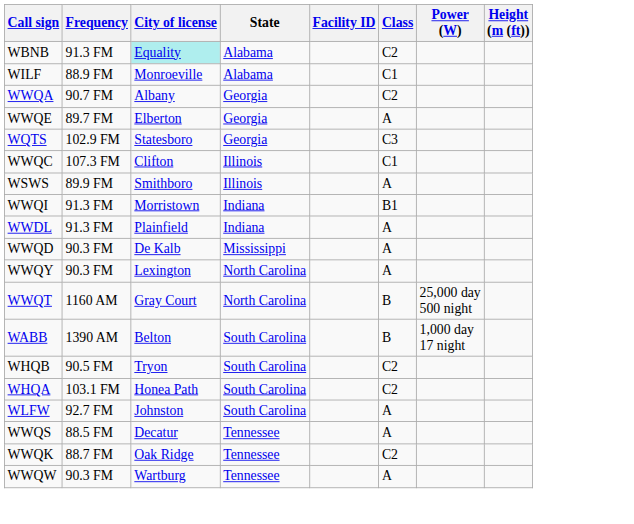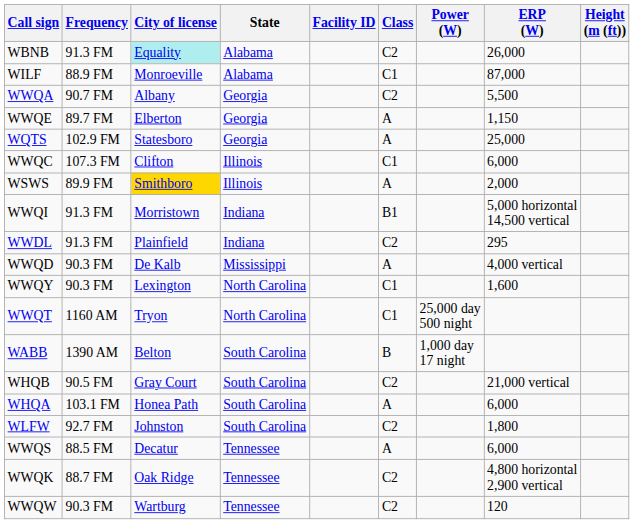+ column: (532, 23)
(390, 140) C3 -> (387, 140) A
(163, 183) no background -> (163, 183) gold background
(387, 227) A -> (390, 242) C2
(387, 270) A -> (390, 286) C1
(165, 300) Gray Court -> (151, 315) Tryon
(386, 300) B -> (390, 315) C1
(151, 367) Tryon -> (165, 382) Gray Court
(390, 389) C2 -> (387, 404) A
(387, 411) A -> (390, 426) C2
(387, 476) A -> (390, 507) C2
